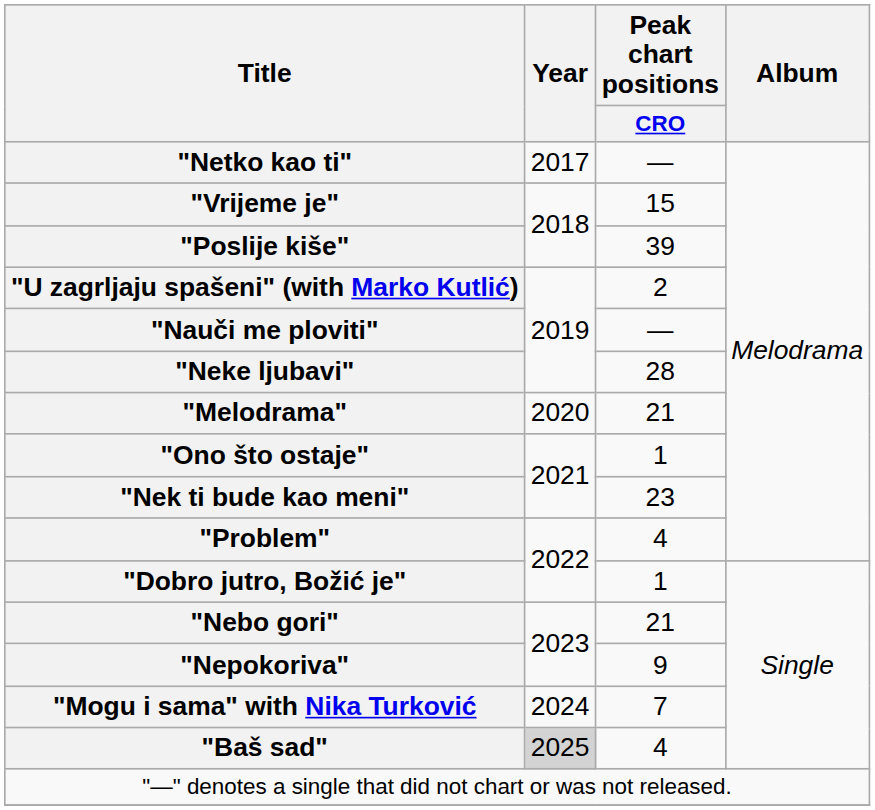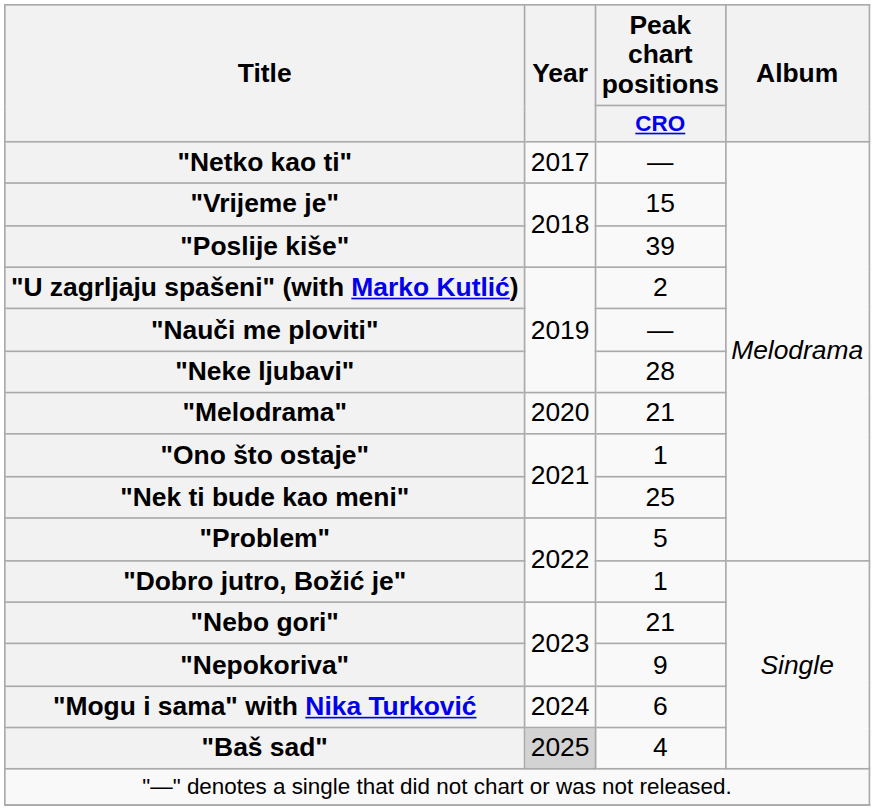(660, 497) 23 -> (660, 497) 25
(660, 538) 4 -> (660, 538) 5
(660, 706) 7 -> (660, 706) 6
